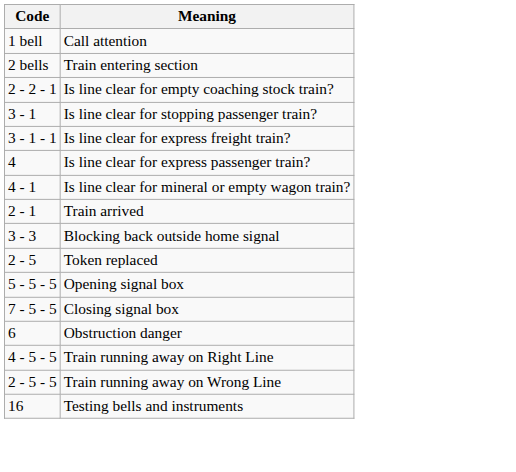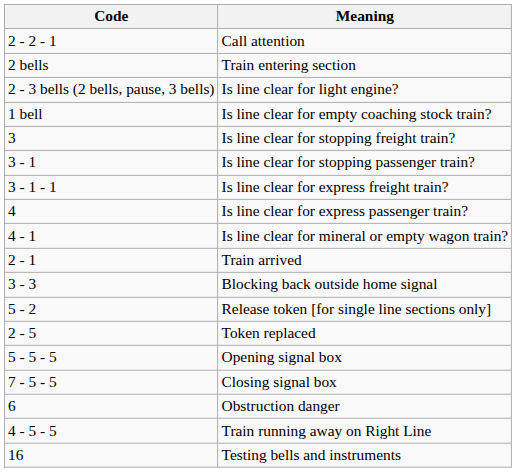(25, 41) 1 bell -> (32, 41) 2 - 2 - 1
+ row: (310, 89)
(32, 89) 2 - 2 - 1 -> (25, 114) 1 bell
+ row: (338, 138)
+ row: (356, 308)
- row: (172, 382)
